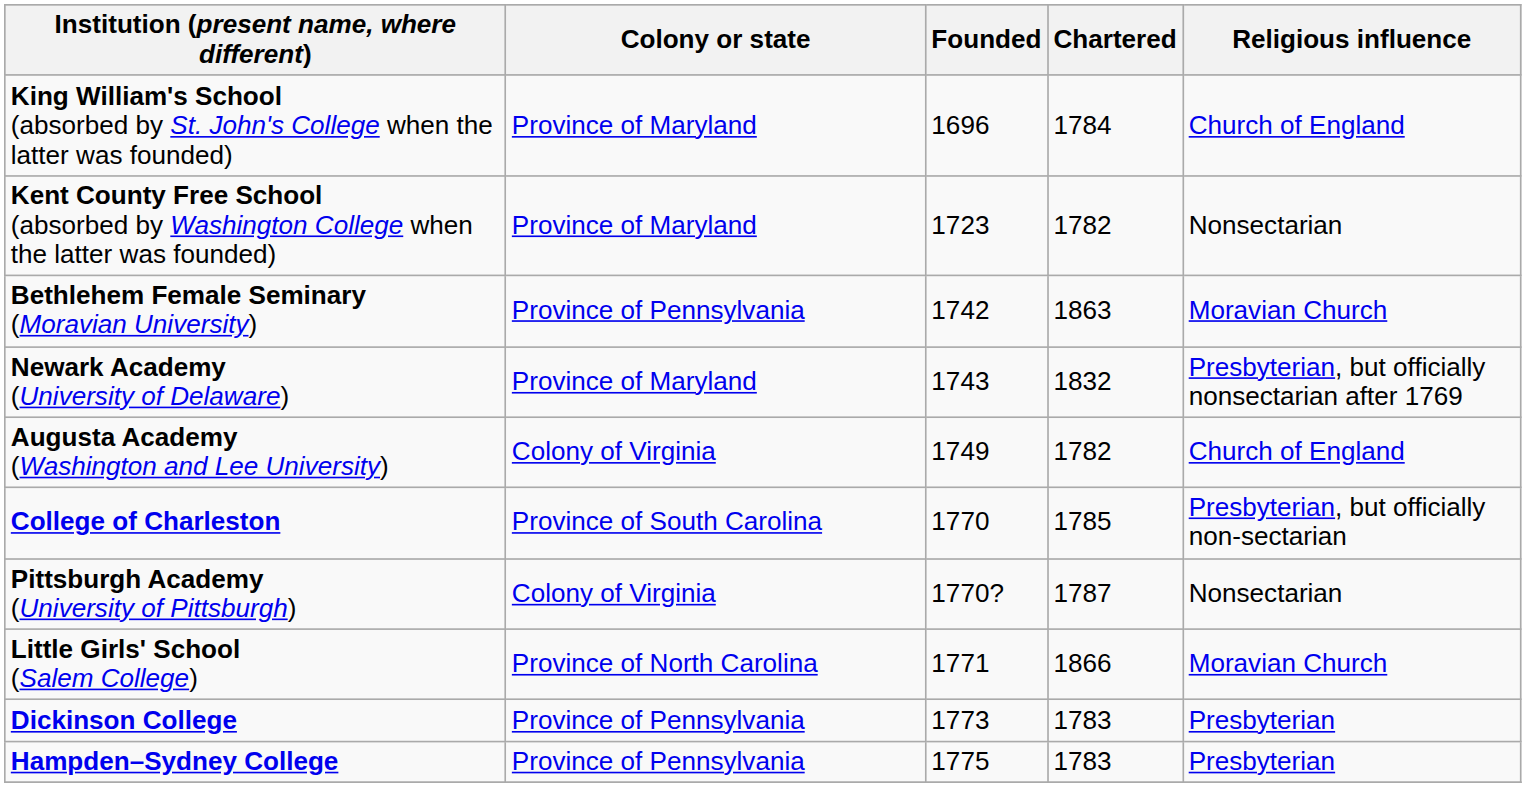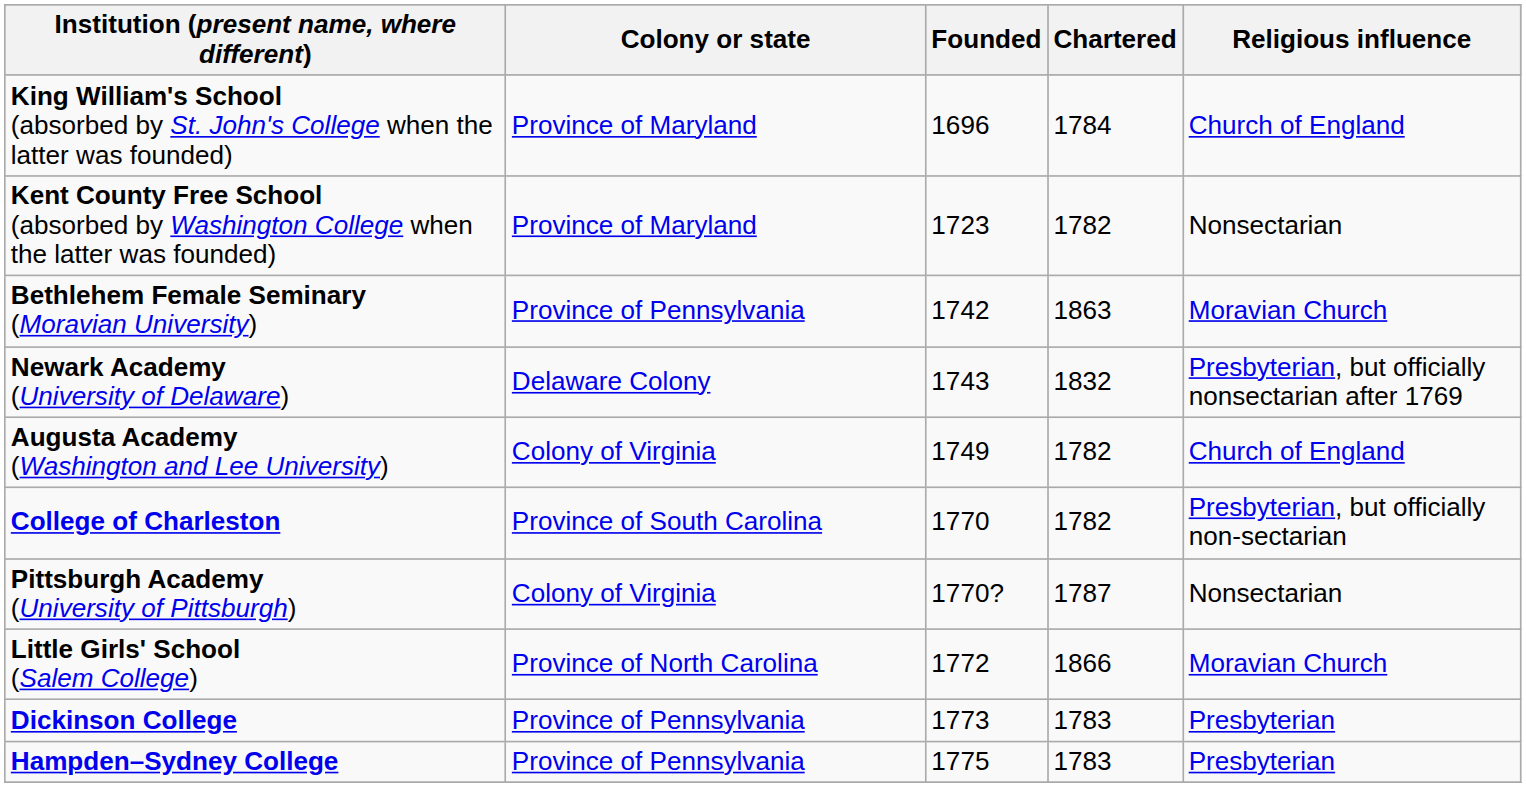(634, 381) Province of Maryland -> (611, 381) Delaware Colony
(1082, 522) 1785 -> (1082, 522) 1782
(960, 664) 1771 -> (960, 664) 1772
